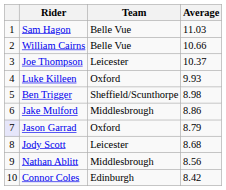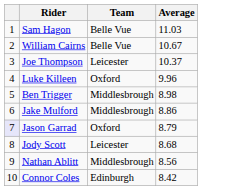(195, 45) 10.66 -> (170, 45) 10.67
(192, 78) 9.93 -> (168, 78) 9.96
(134, 95) Sheffield/Scunthorpe -> (122, 95) Middlesbrough
